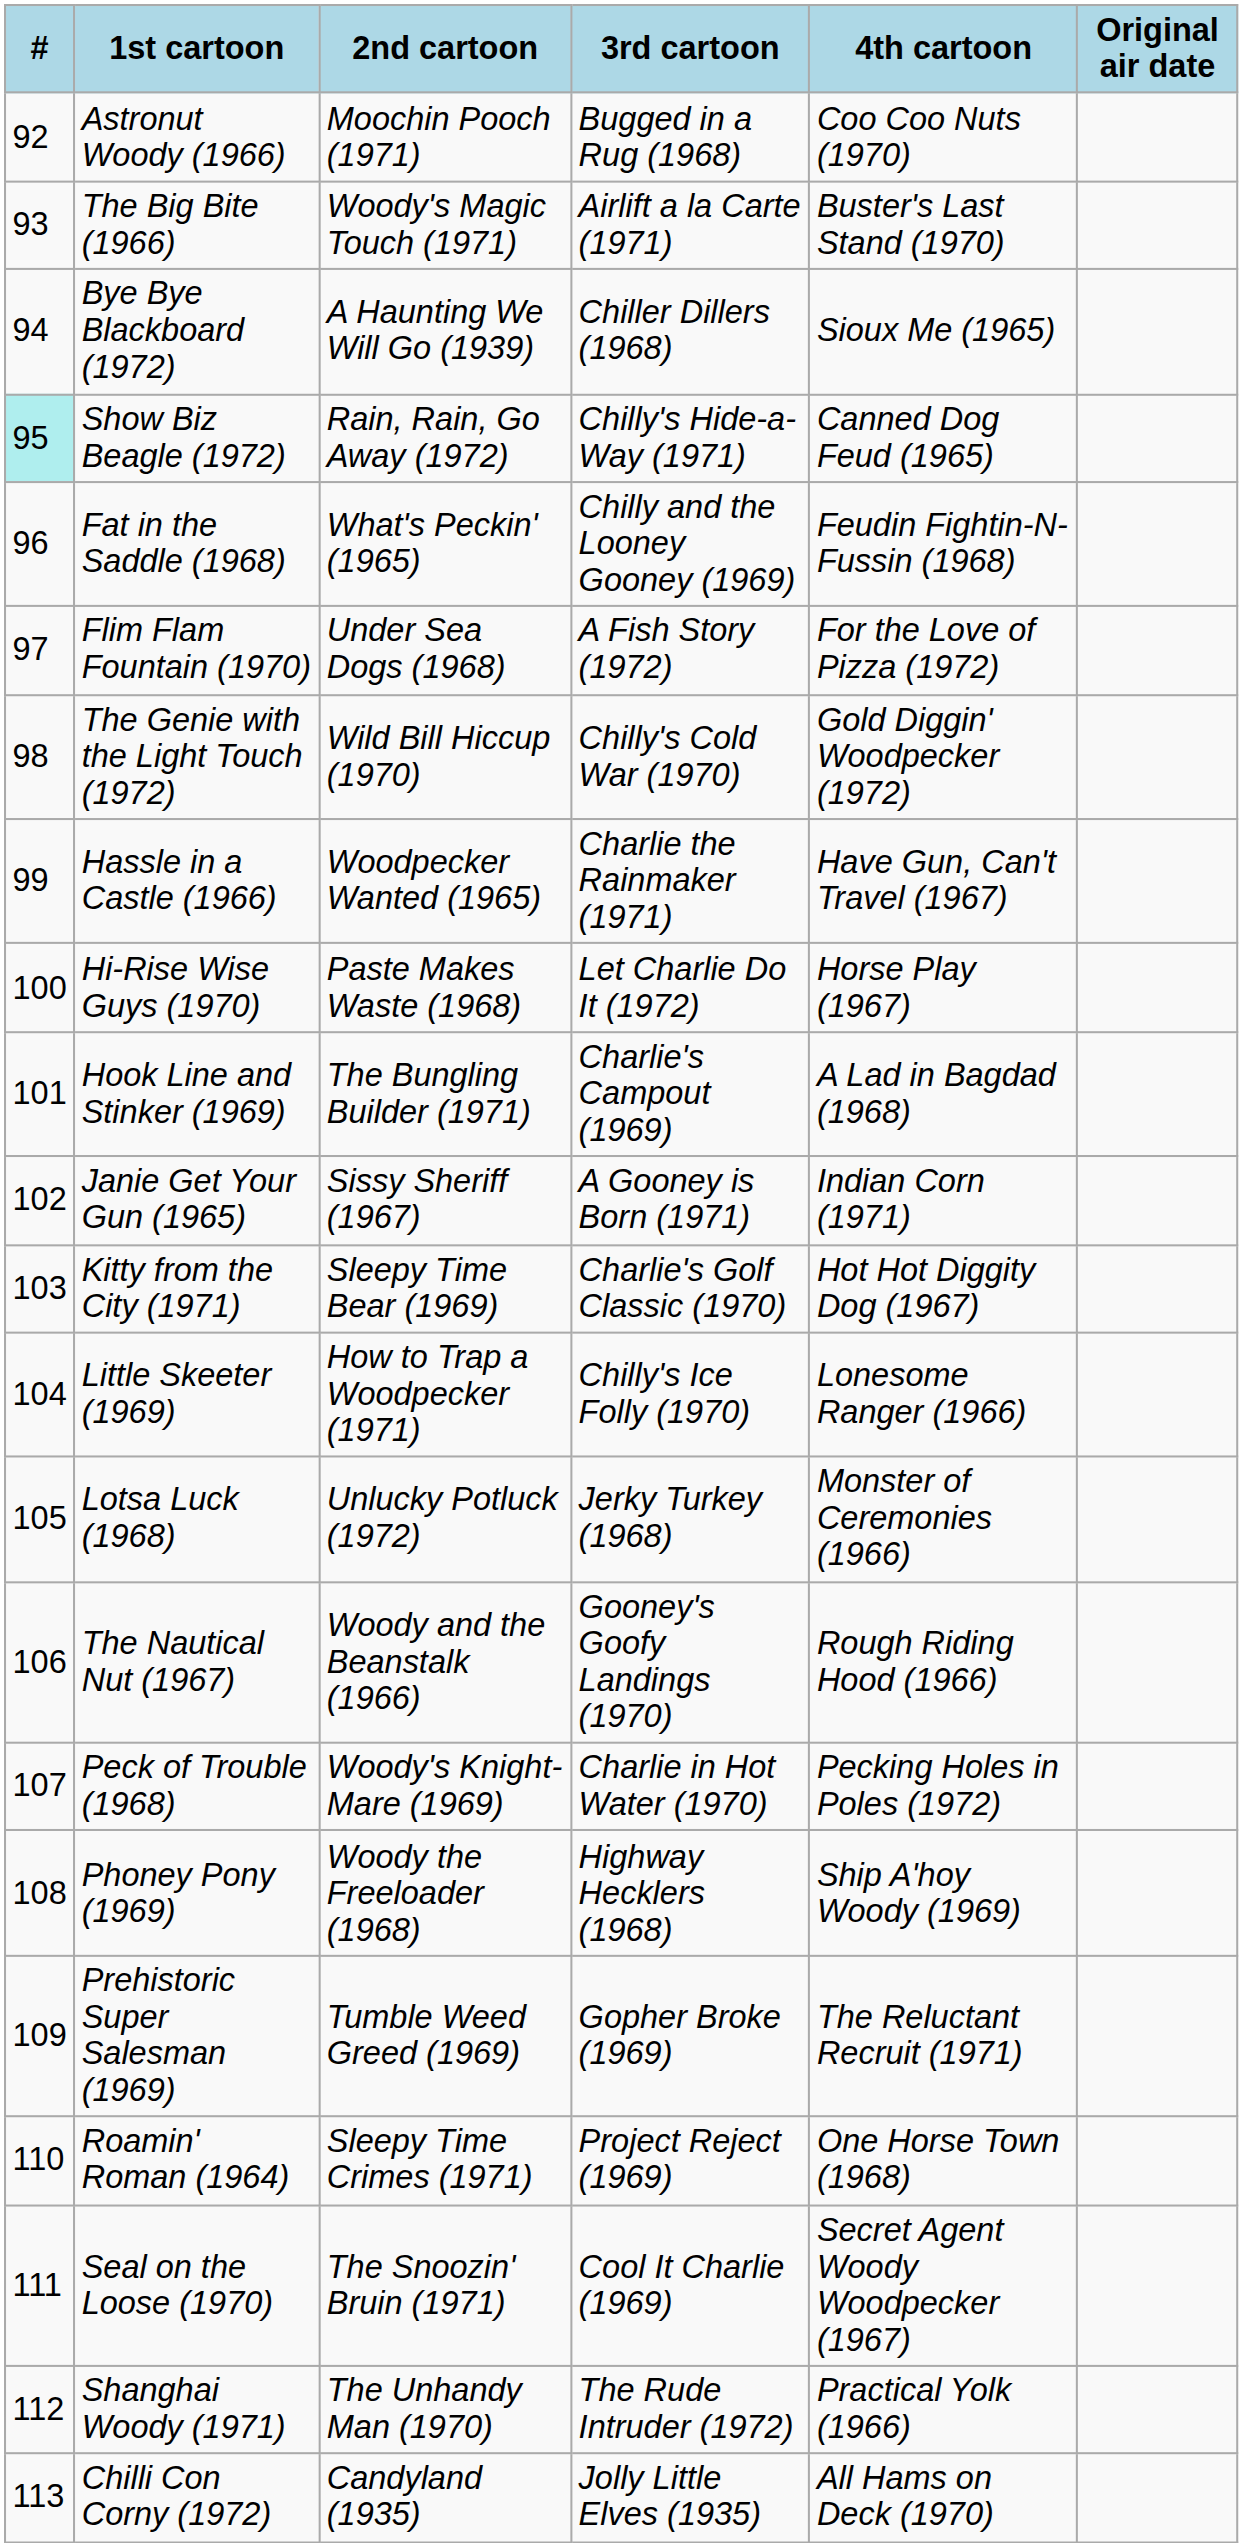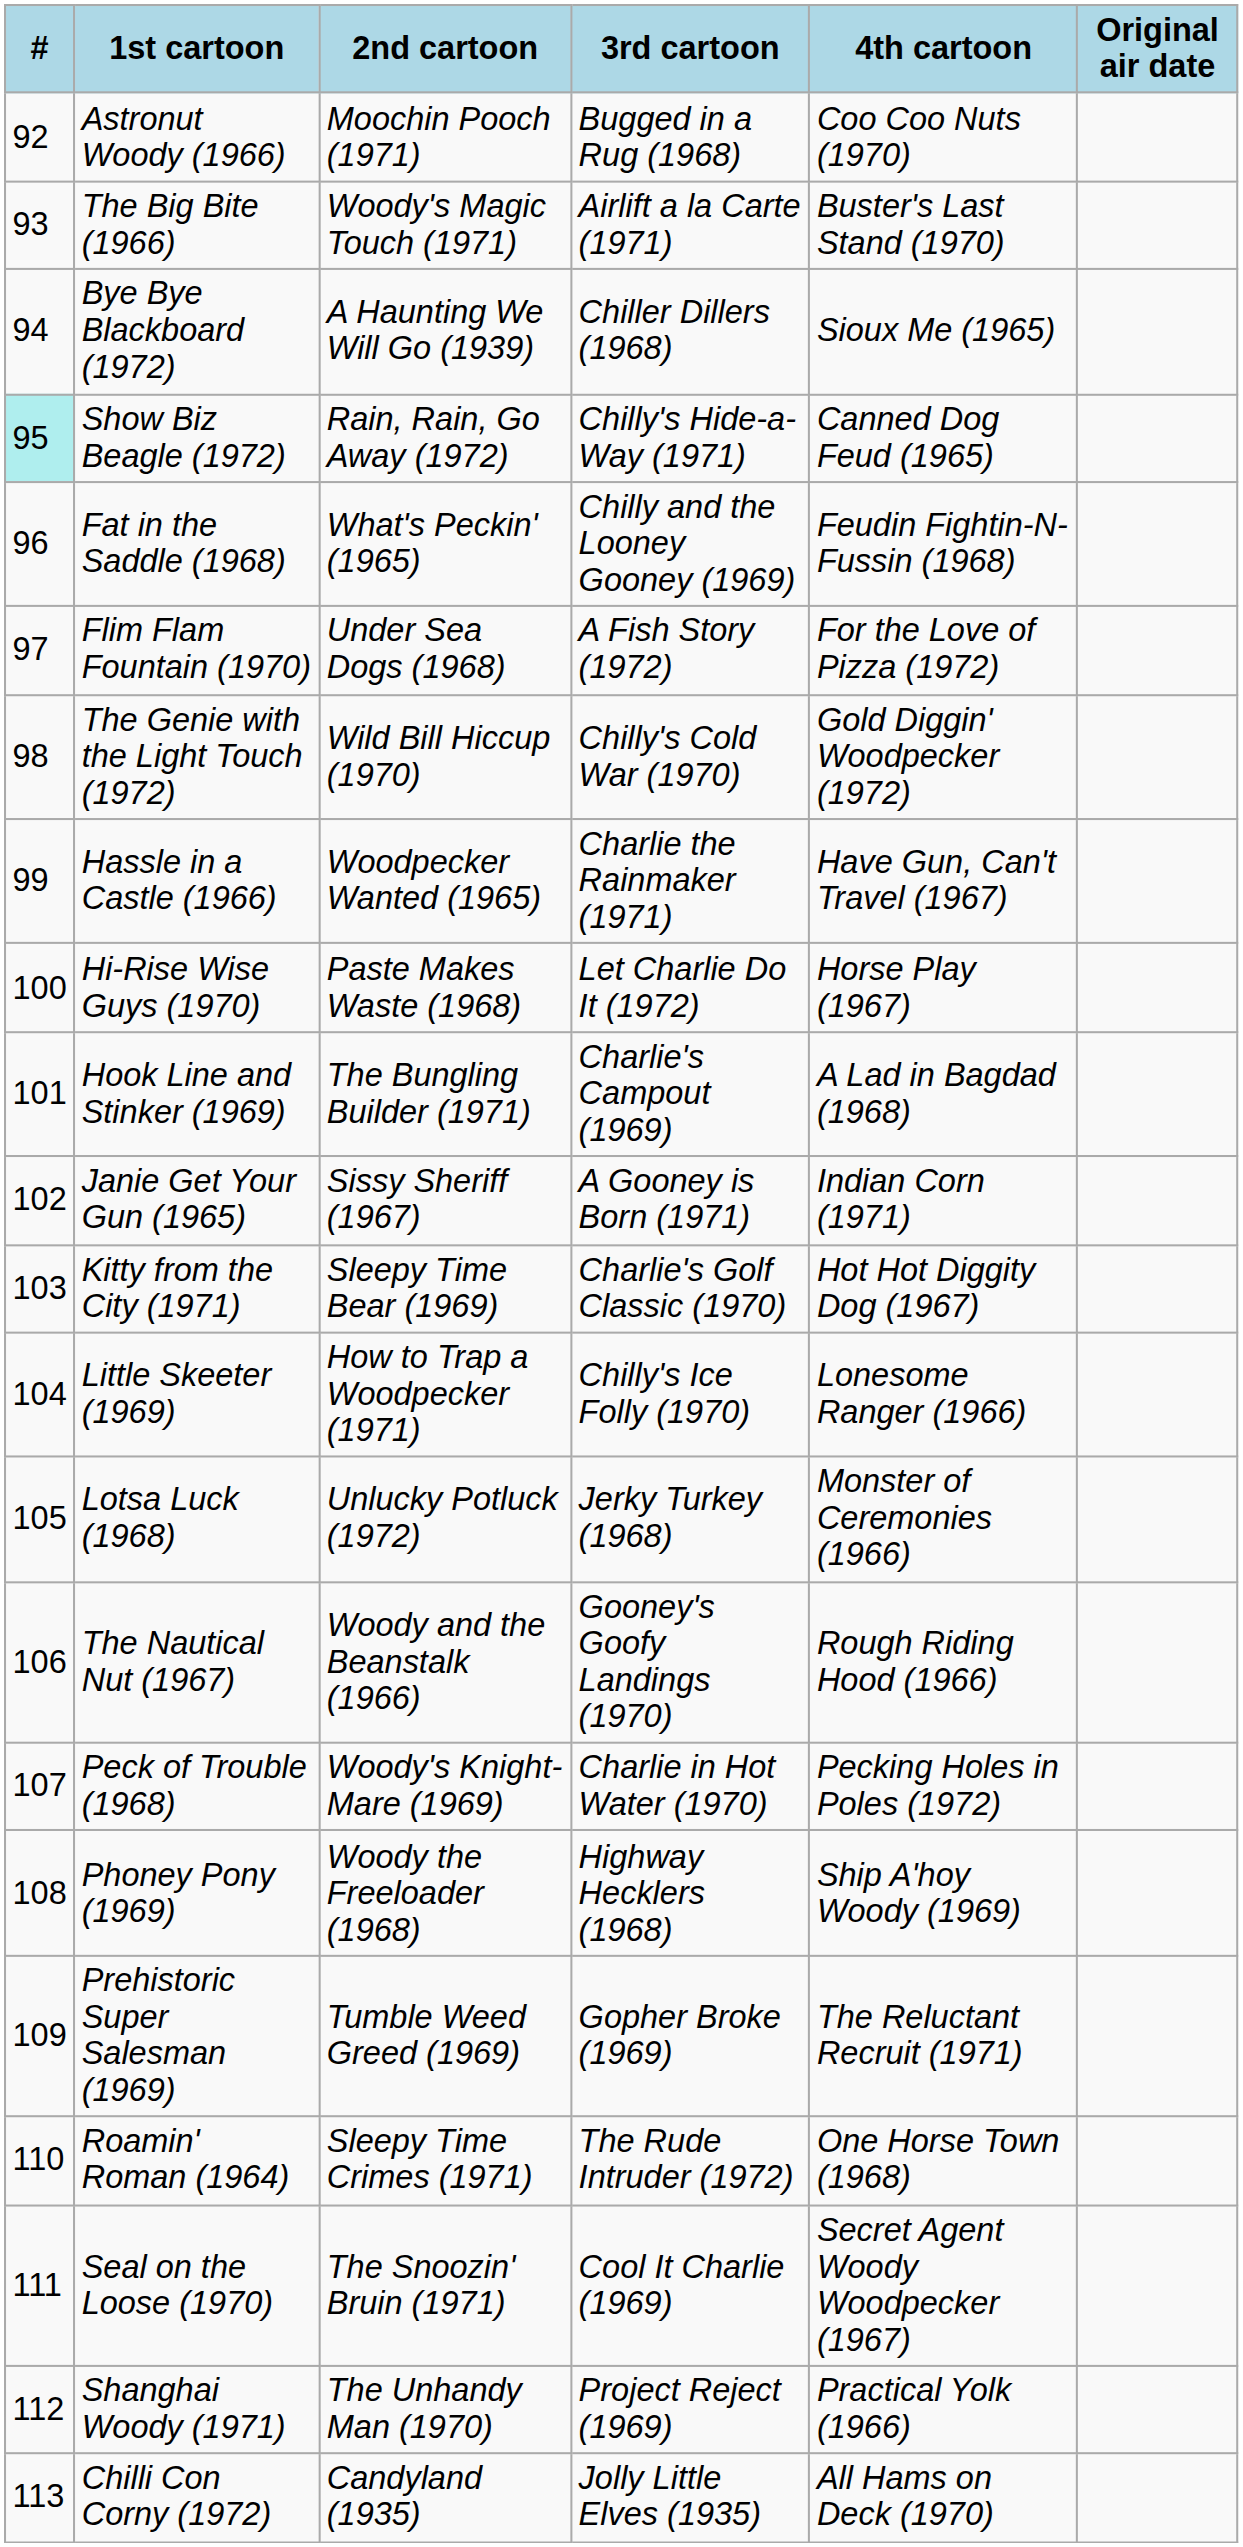(680, 2159) Project Reject (1969) -> (686, 2159) The Rude Intruder (1972)
(686, 2409) The Rude Intruder (1972) -> (680, 2409) Project Reject (1969)
